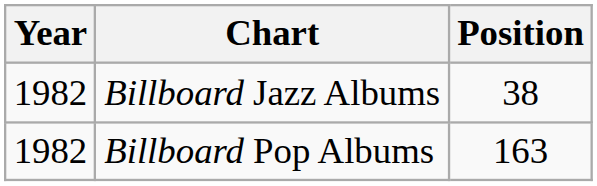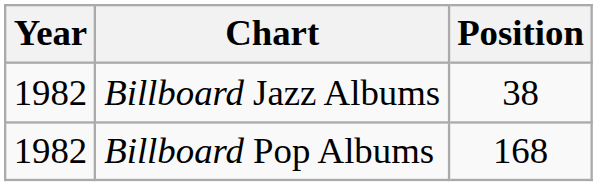(521, 150) 163 -> (521, 150) 168
